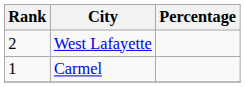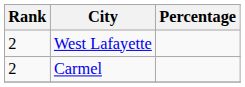(12, 69) 1 -> (12, 69) 2
